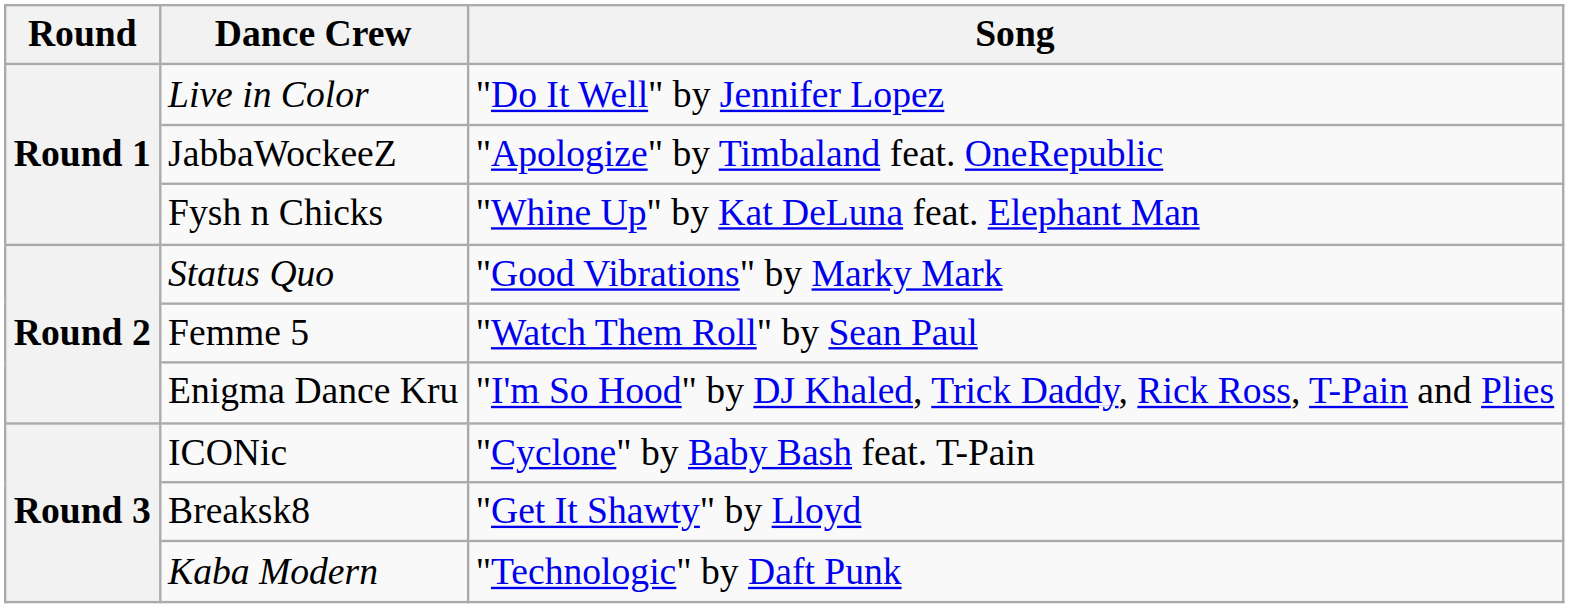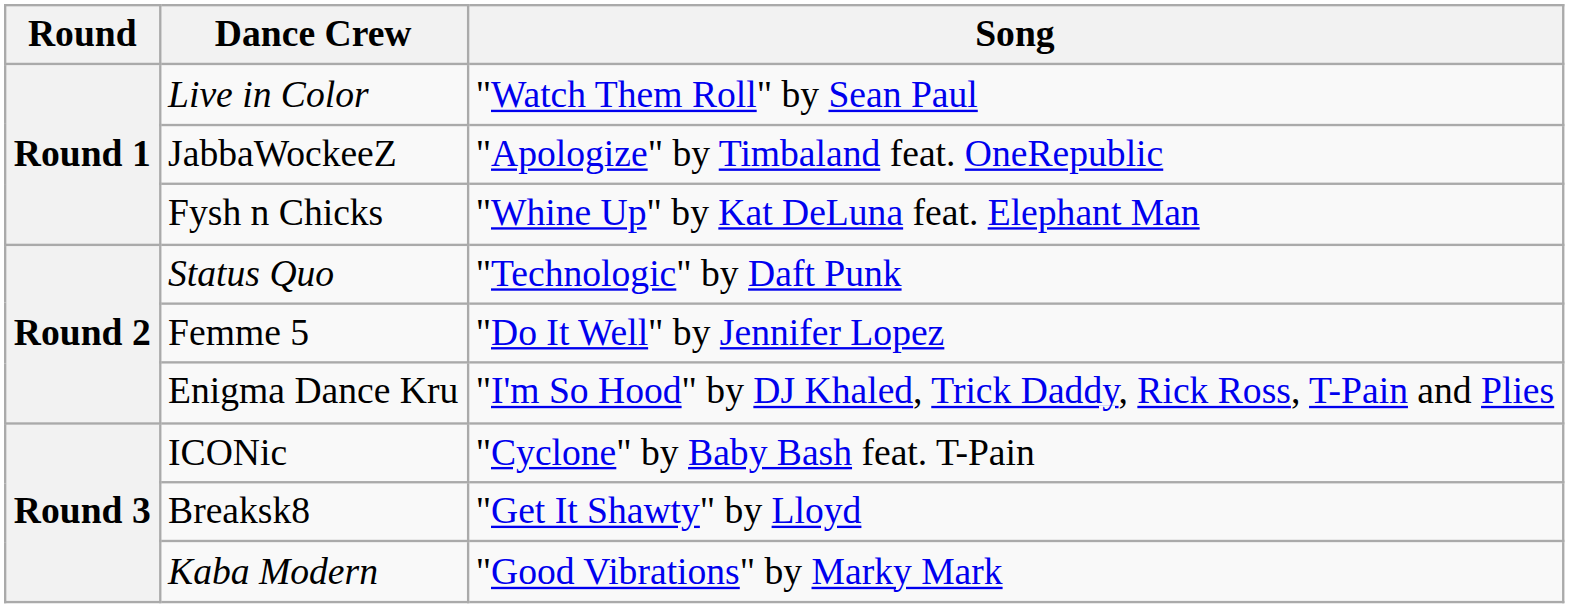(710, 93) "Do It Well" by Jennifer Lopez -> (727, 93) "Watch Them Roll" by Sean Paul
(739, 272) "Good Vibrations" by Marky Mark -> (689, 272) "Technologic" by Daft Punk
(727, 332) "Watch Them Roll" by Sean Paul -> (710, 332) "Do It Well" by Jennifer Lopez
(689, 570) "Technologic" by Daft Punk -> (739, 570) "Good Vibrations" by Marky Mark
